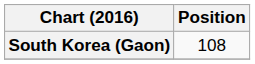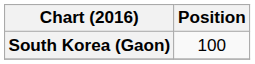(212, 45) 108 -> (212, 45) 100
